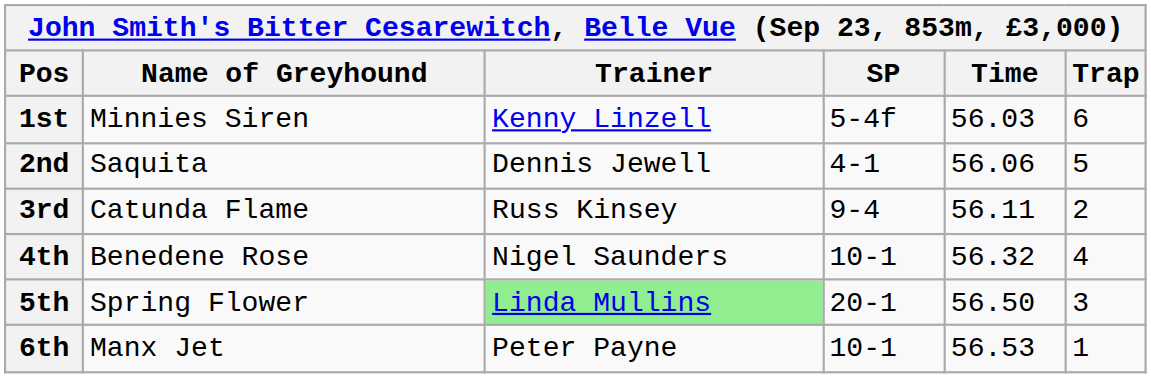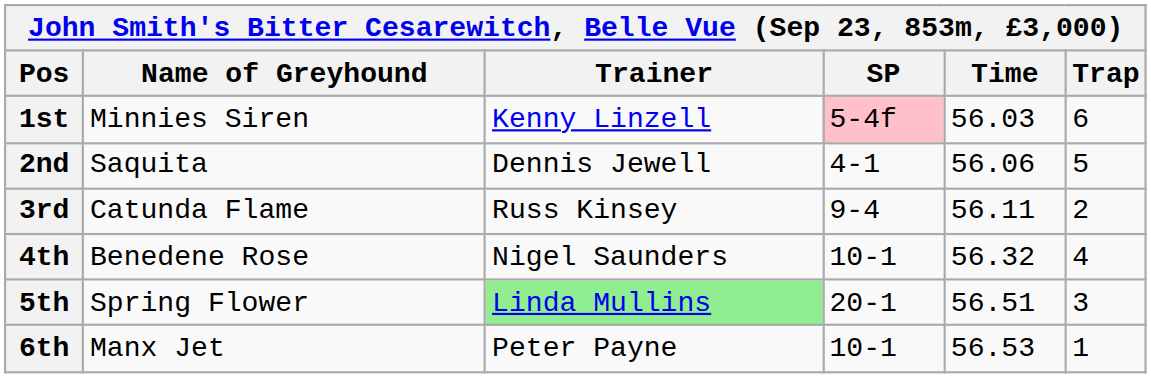(863, 119) no background -> (863, 119) pink background
(993, 303) 56.50 -> (993, 303) 56.51
